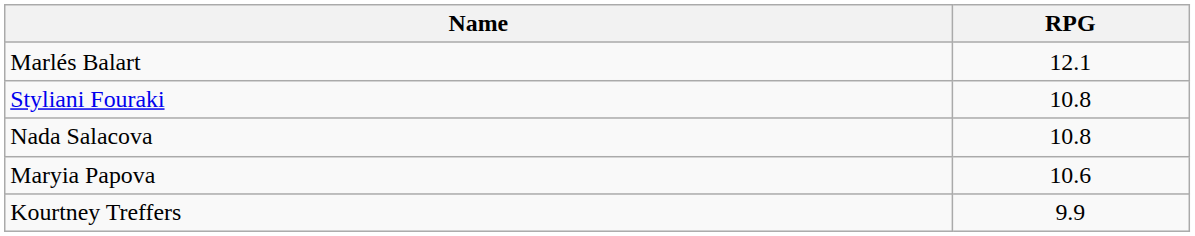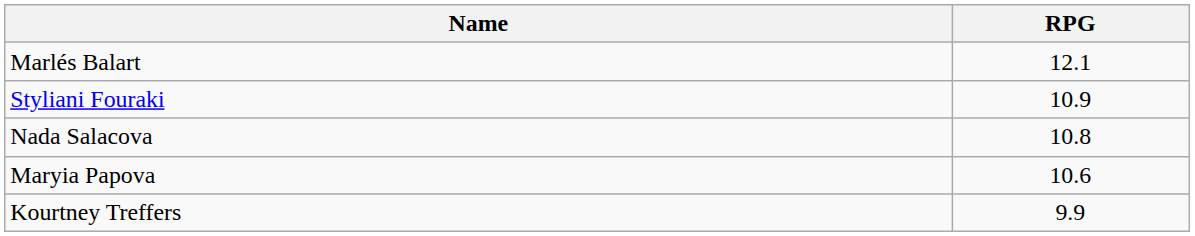(1070, 99) 10.8 -> (1070, 99) 10.9
